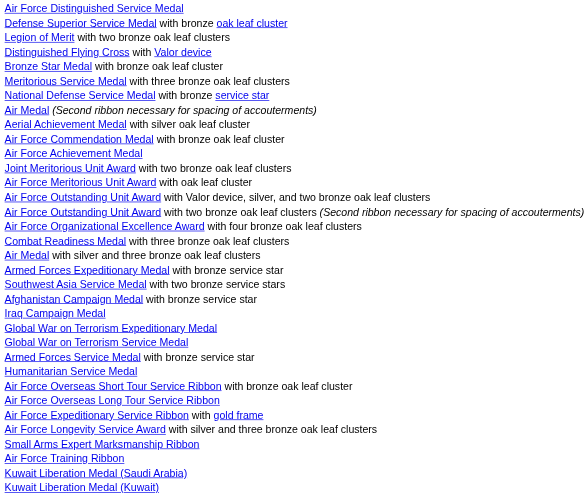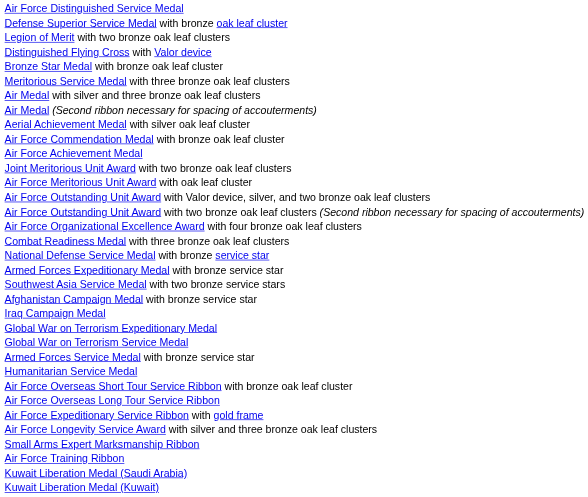rows swapped: (133, 255) <-> (137, 96)
